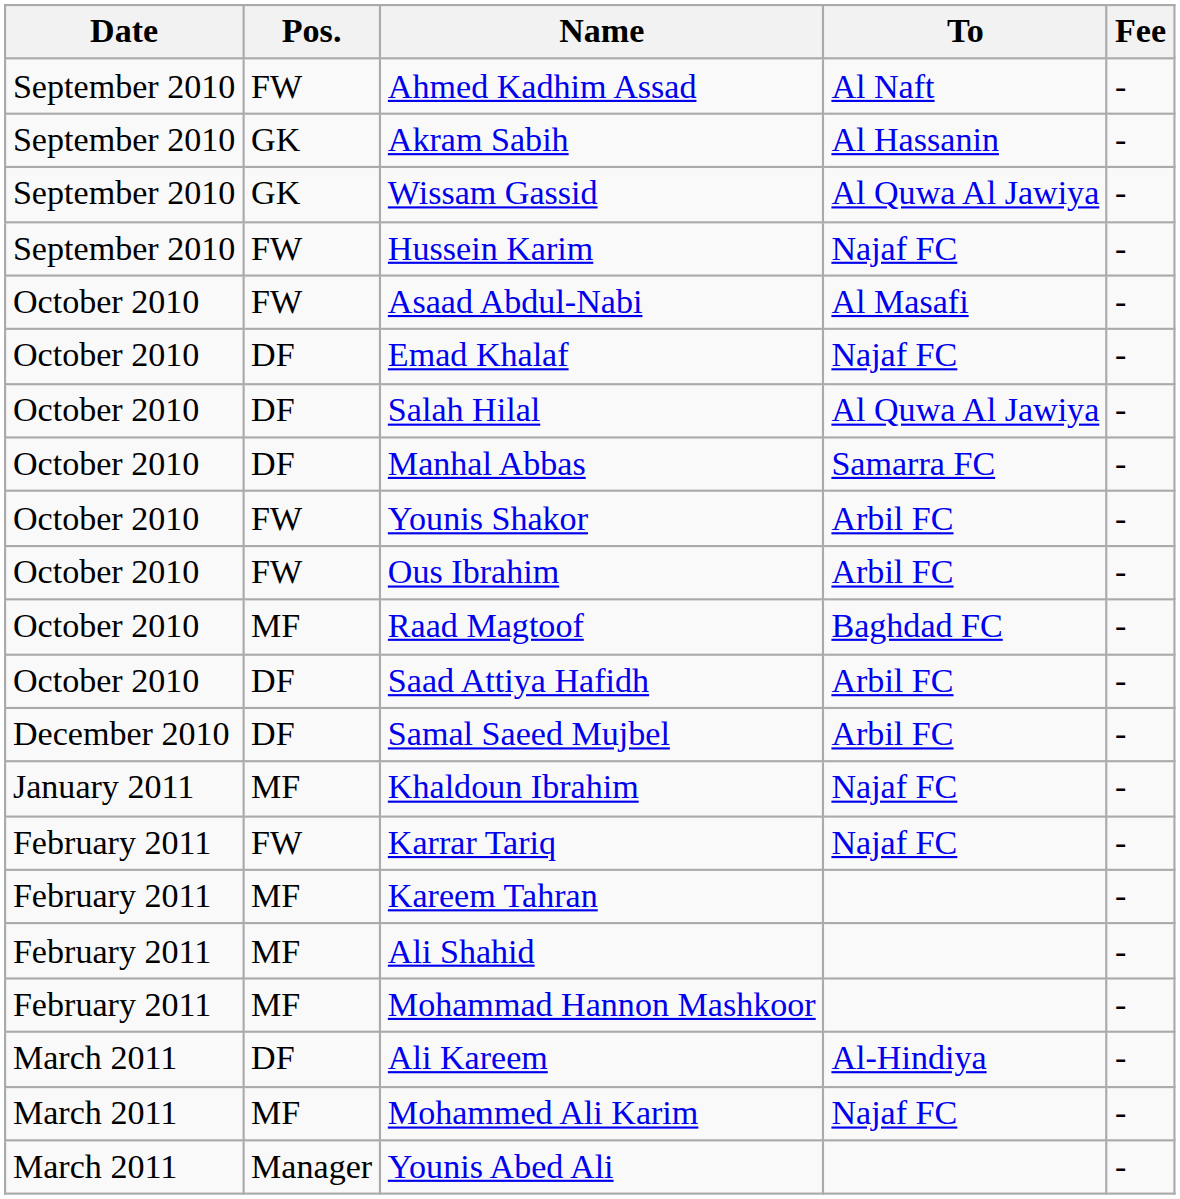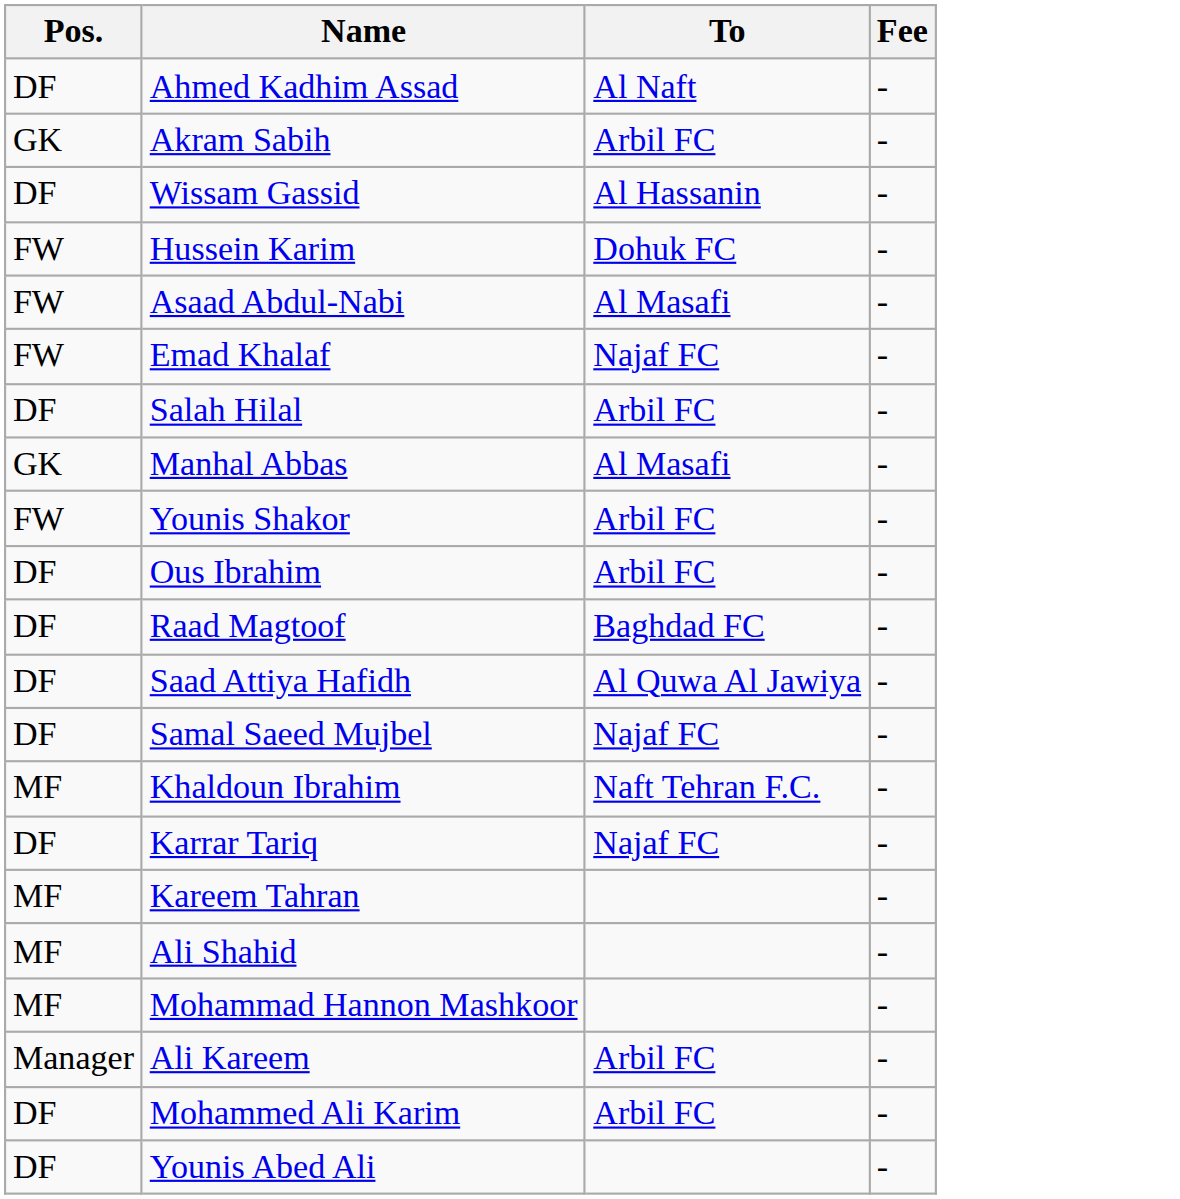- column: (124, 31)
(277, 85) FW -> (35, 85) DF
(915, 139) Al Hassanin -> (654, 139) Arbil FC
(276, 193) GK -> (35, 193) DF
(965, 193) Al Quwa Al Jawiya -> (677, 193) Al Hassanin
(894, 247) Najaf FC -> (665, 247) Dohuk FC
(273, 355) DF -> (38, 355) FW
(965, 409) Al Quwa Al Jawiya -> (654, 409) Arbil FC
(273, 463) DF -> (38, 463) GK
(913, 463) Samarra FC -> (662, 463) Al Masafi
(277, 572) FW -> (35, 572) DF
(276, 626) MF -> (35, 626) DF
(892, 680) Arbil FC -> (727, 680) Al Quwa Al Jawiya
(892, 734) Arbil FC -> (656, 734) Najaf FC
(894, 788) Najaf FC -> (707, 788) Naft Tehran F.C.
(277, 842) FW -> (35, 842) DF
(273, 1058) DF -> (73, 1058) Manager
(909, 1058) Al-Hindiya -> (654, 1058) Arbil FC
(276, 1112) MF -> (35, 1112) DF
(894, 1112) Najaf FC -> (654, 1112) Arbil FC
(312, 1166) Manager -> (35, 1166) DF
